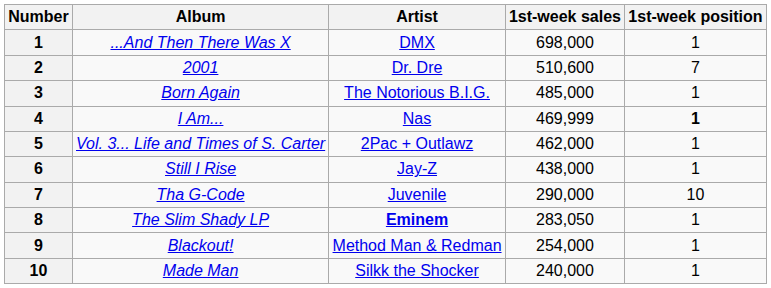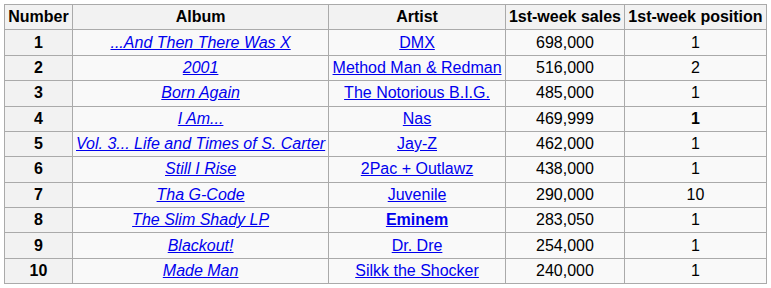(417, 67) Dr. Dre -> (417, 67) Method Man & Redman
(565, 67) 510,600 -> (565, 67) 516,000
(695, 67) 7 -> (695, 67) 2
(417, 144) 2Pac + Outlawz -> (417, 144) Jay-Z
(417, 169) Jay-Z -> (417, 169) 2Pac + Outlawz
(417, 245) Method Man & Redman -> (417, 245) Dr. Dre
